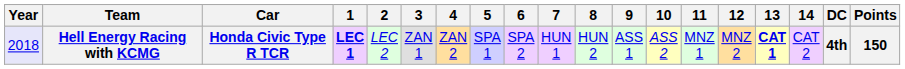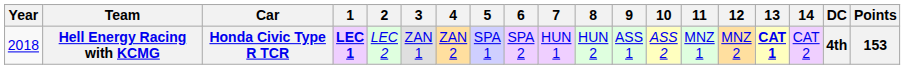(23, 45) lavender background -> (23, 45) no background
(875, 45) 150 -> (875, 45) 153
